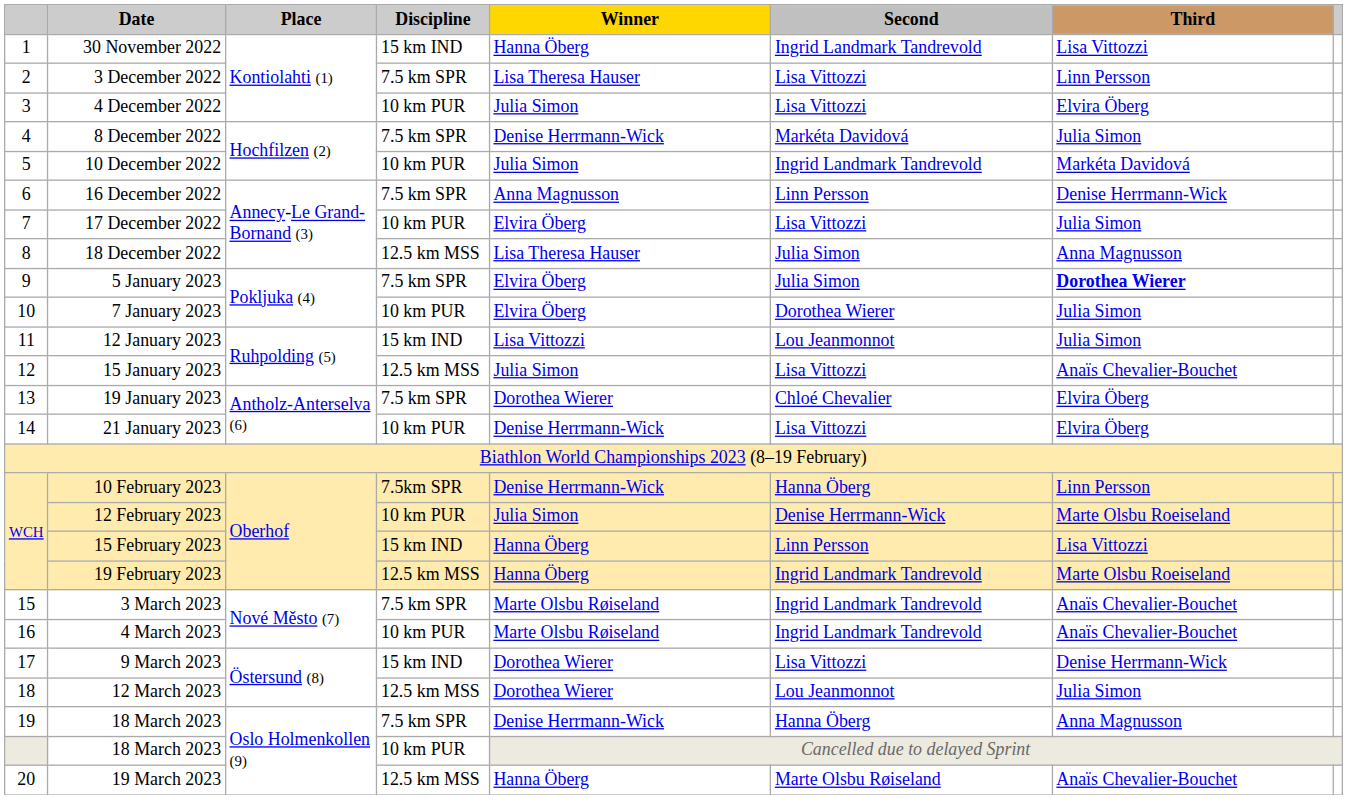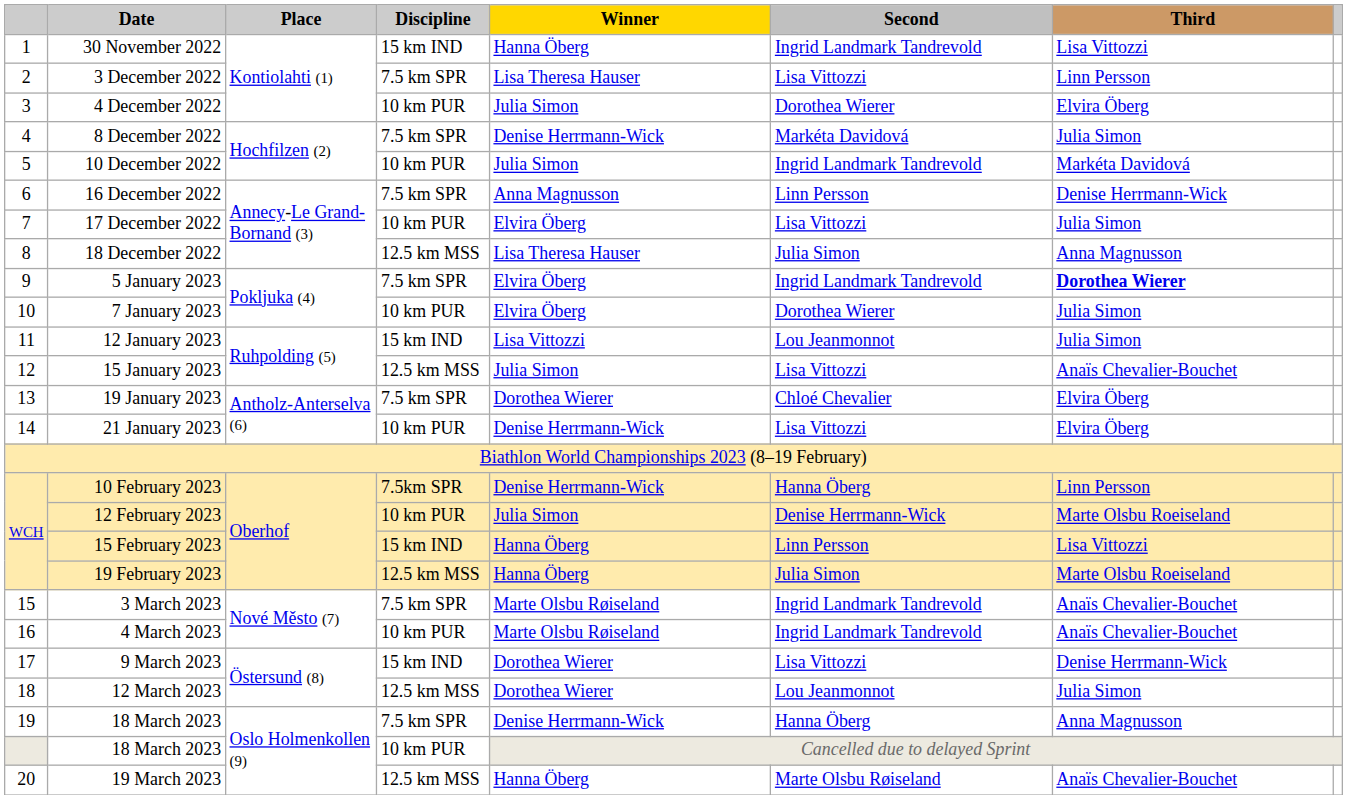(821, 106) Lisa Vittozzi -> (835, 106) Dorothea Wierer
(817, 282) Julia Simon -> (878, 282) Ingrid Landmark Tandrevold
(878, 574) Ingrid Landmark Tandrevold -> (817, 574) Julia Simon
